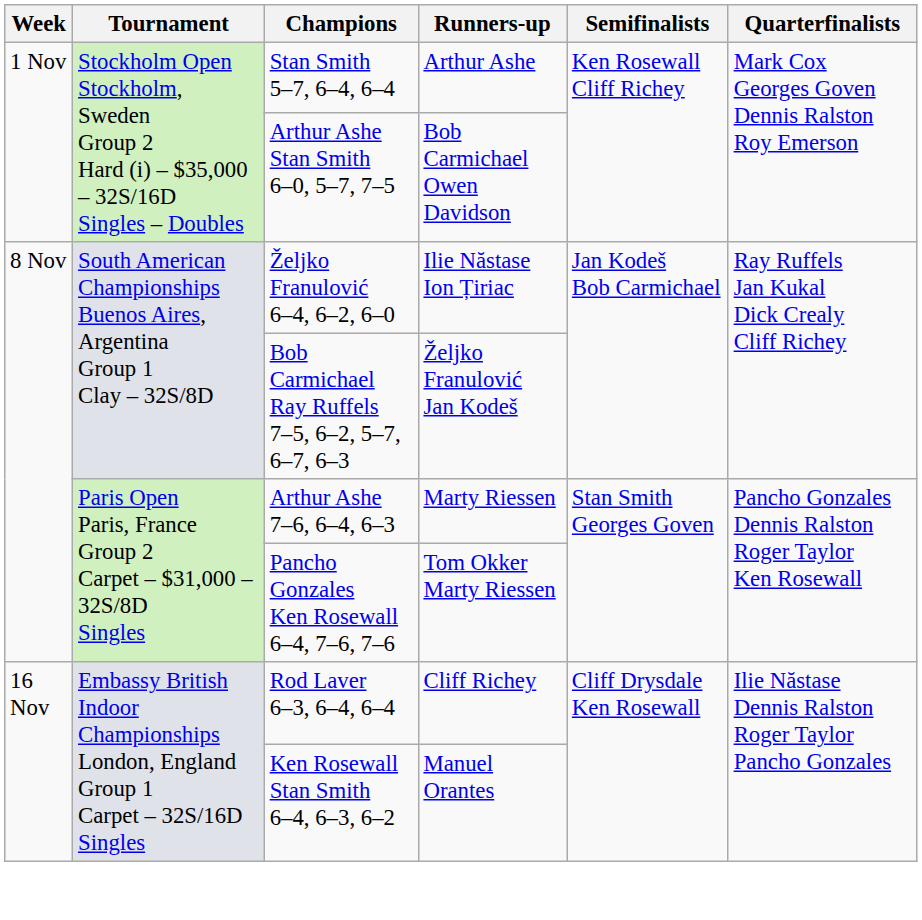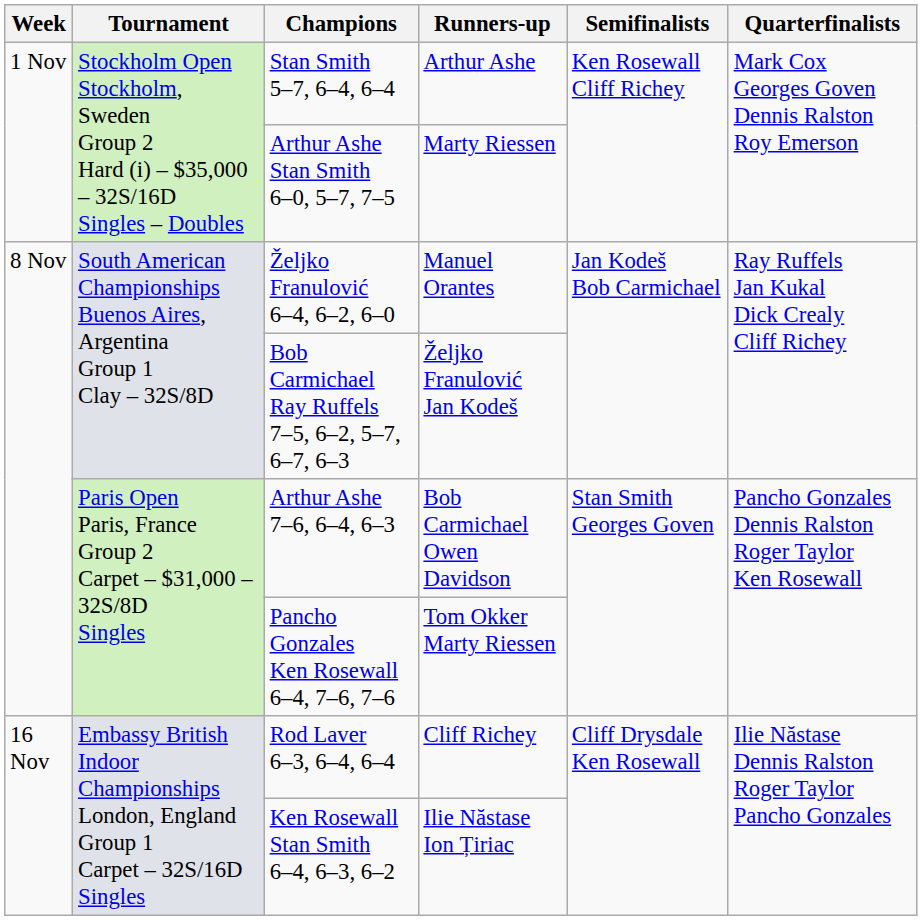(476, 171) Bob Carmichael Owen Davidson -> (490, 143) Marty Riessen
(477, 274) Ilie Năstase Ion Țiriac -> (459, 274) Manuel Orantes
(490, 497) Marty Riessen -> (476, 538) Bob Carmichael Owen Davidson
(459, 777) Manuel Orantes -> (477, 831) Ilie Năstase Ion Țiriac
